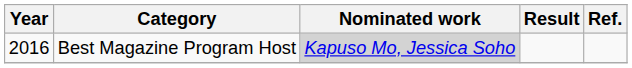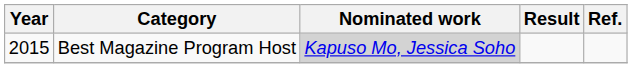(29, 47) 2016 -> (29, 47) 2015
